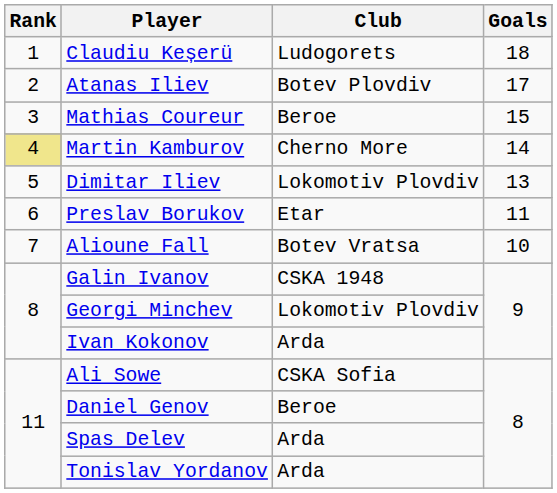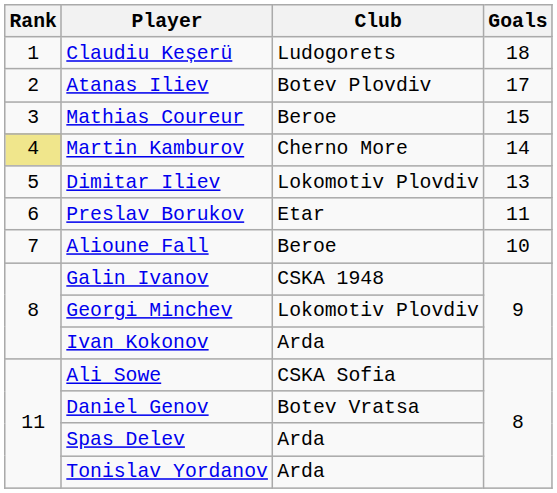(348, 246) Botev Vratsa -> (307, 246) Beroe
(307, 407) Beroe -> (348, 407) Botev Vratsa
